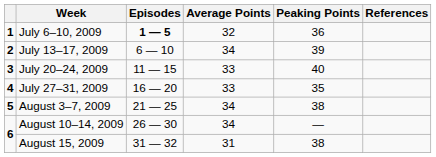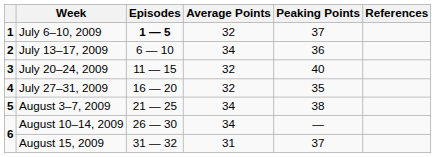(318, 32) 36 -> (318, 32) 37
(318, 50) 39 -> (318, 50) 36
(229, 69) 33 -> (229, 69) 32
(229, 87) 33 -> (229, 87) 32
(318, 143) 38 -> (318, 143) 37
